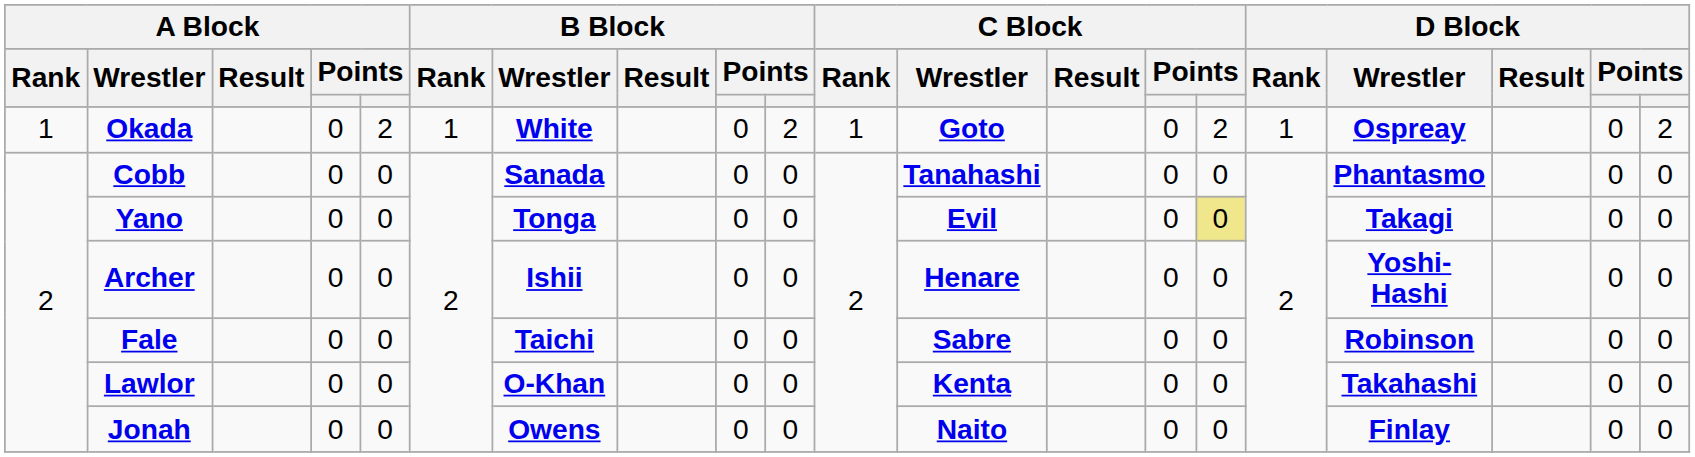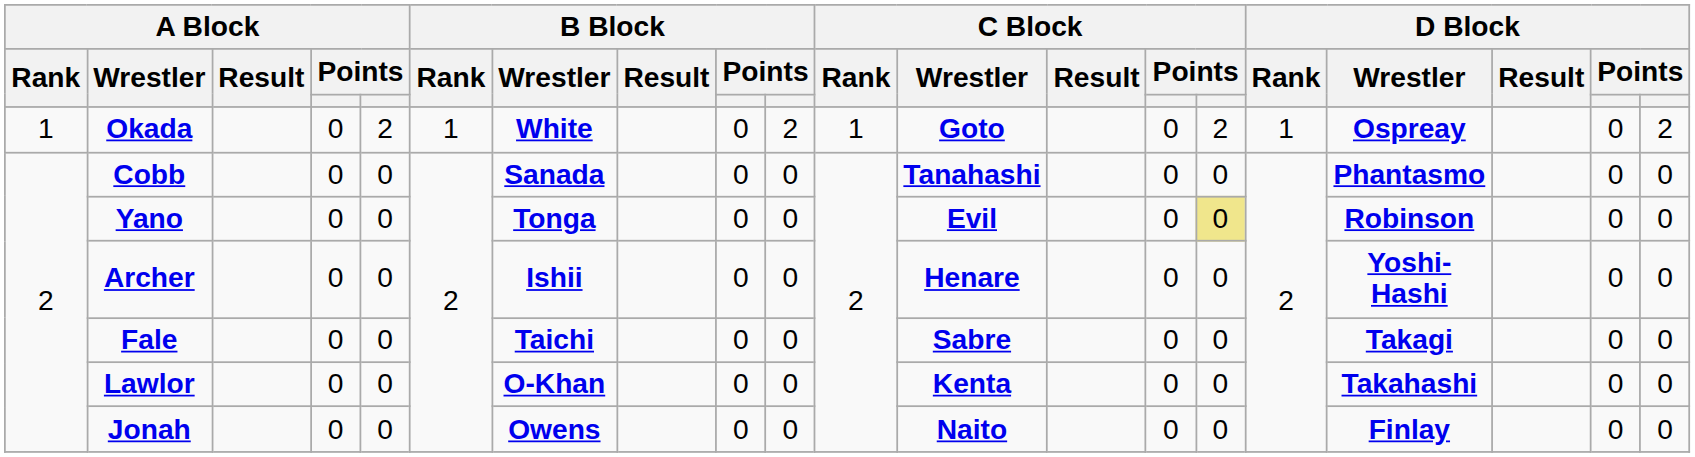(1409, 218) Takagi -> (1409, 218) Robinson
(1409, 339) Robinson -> (1409, 339) Takagi
